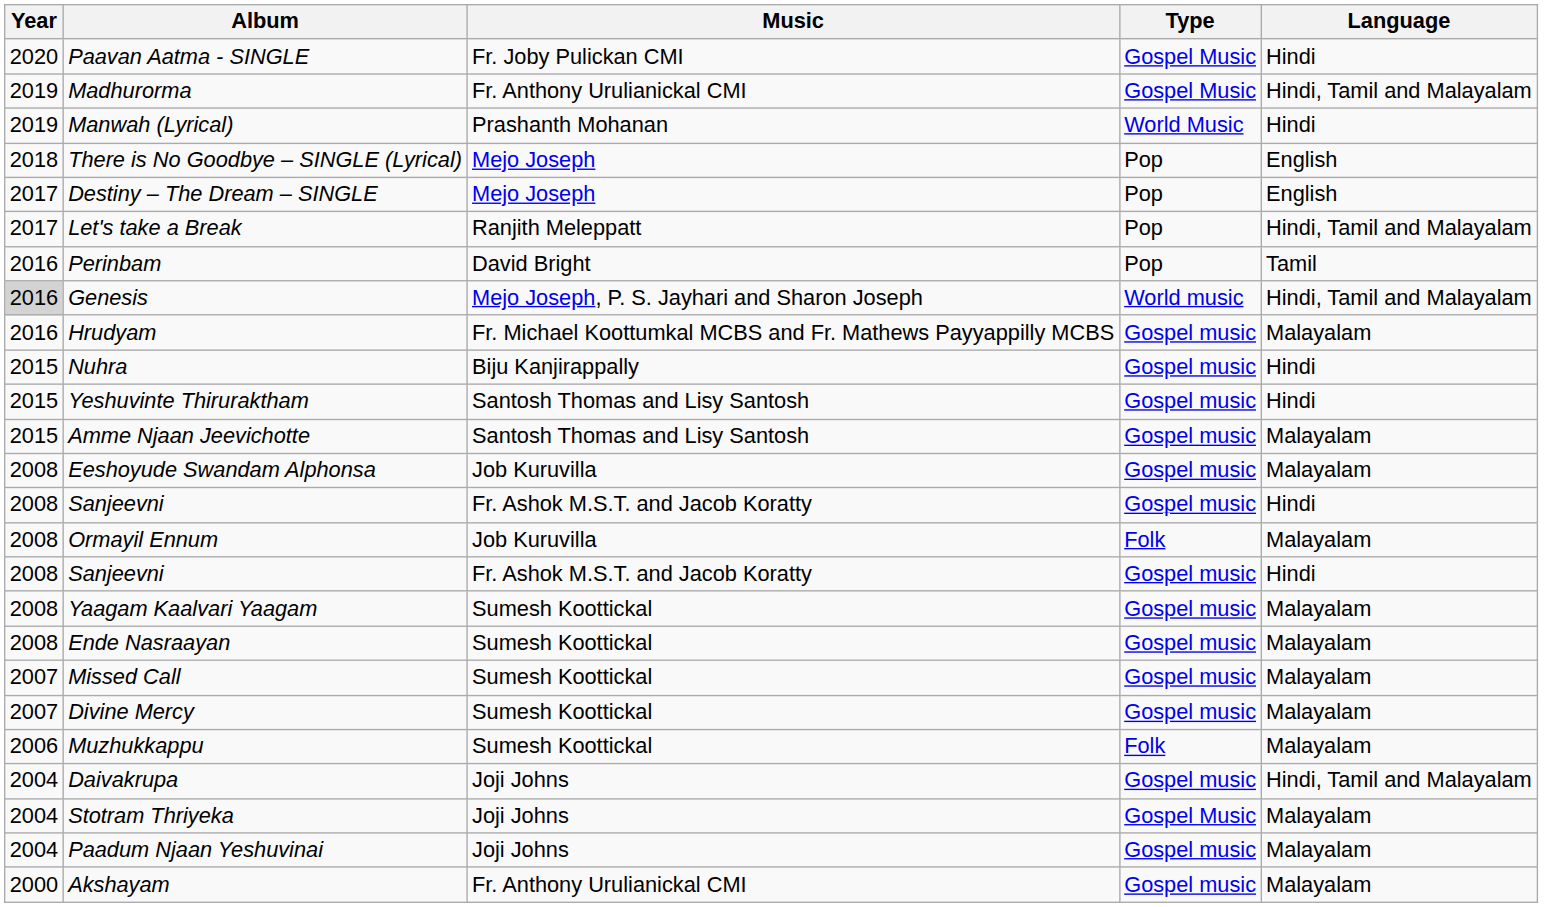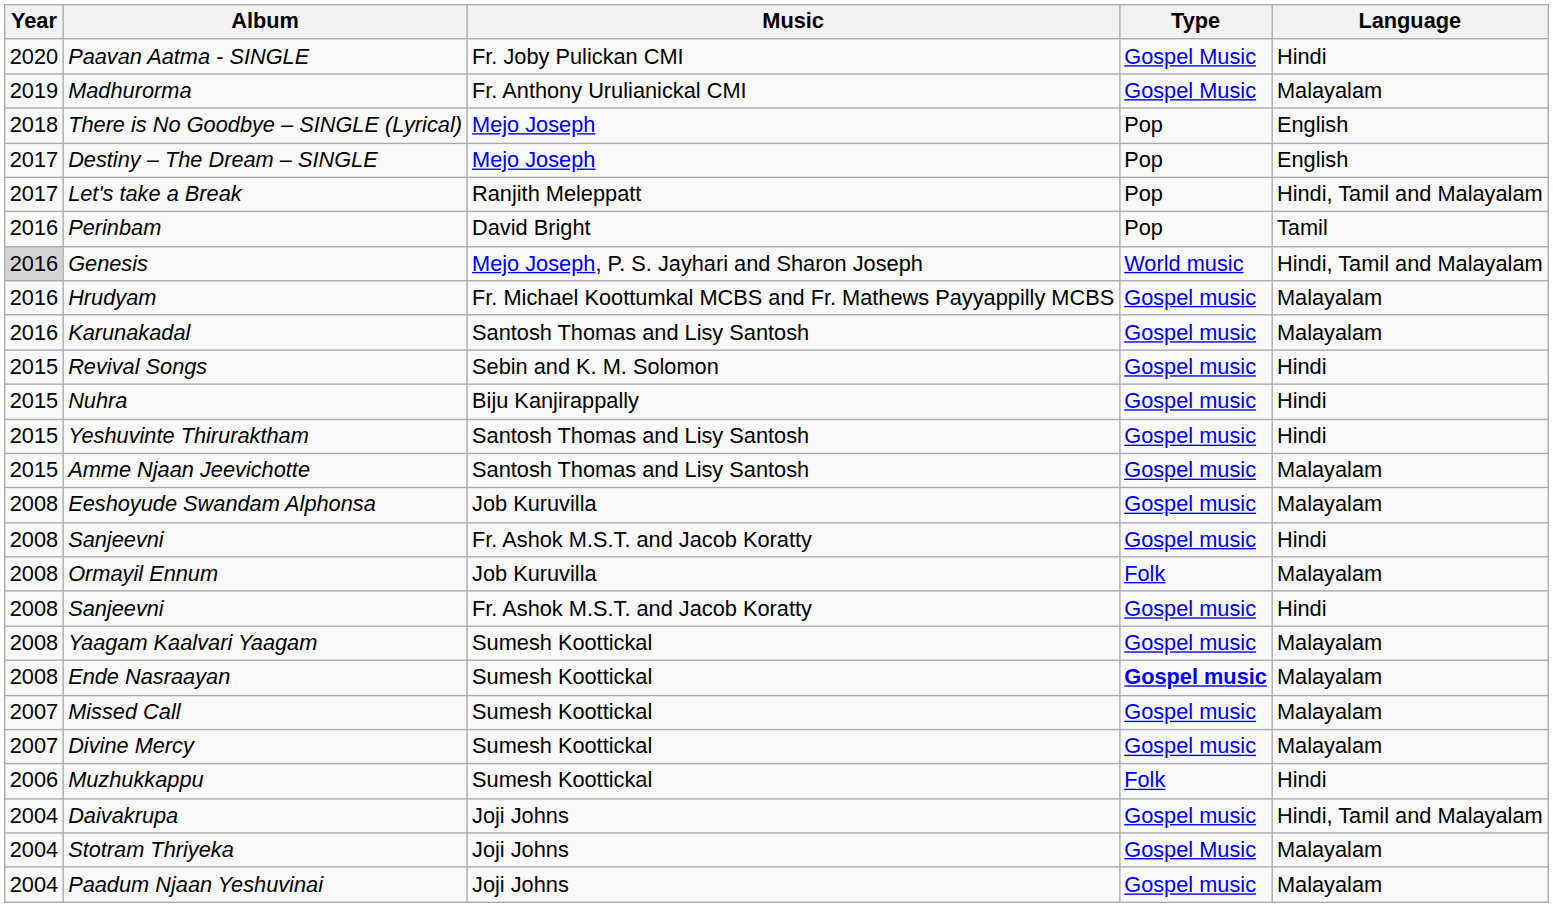(1399, 90) Hindi, Tamil and Malayalam -> (1330, 90) Malayalam
- row: (151, 125)
+ row: (129, 332)
+ row: (138, 366)
(1190, 642) normal -> (1196, 677) bold
(1319, 746) Malayalam -> (1302, 780) Hindi
- row: (119, 884)
